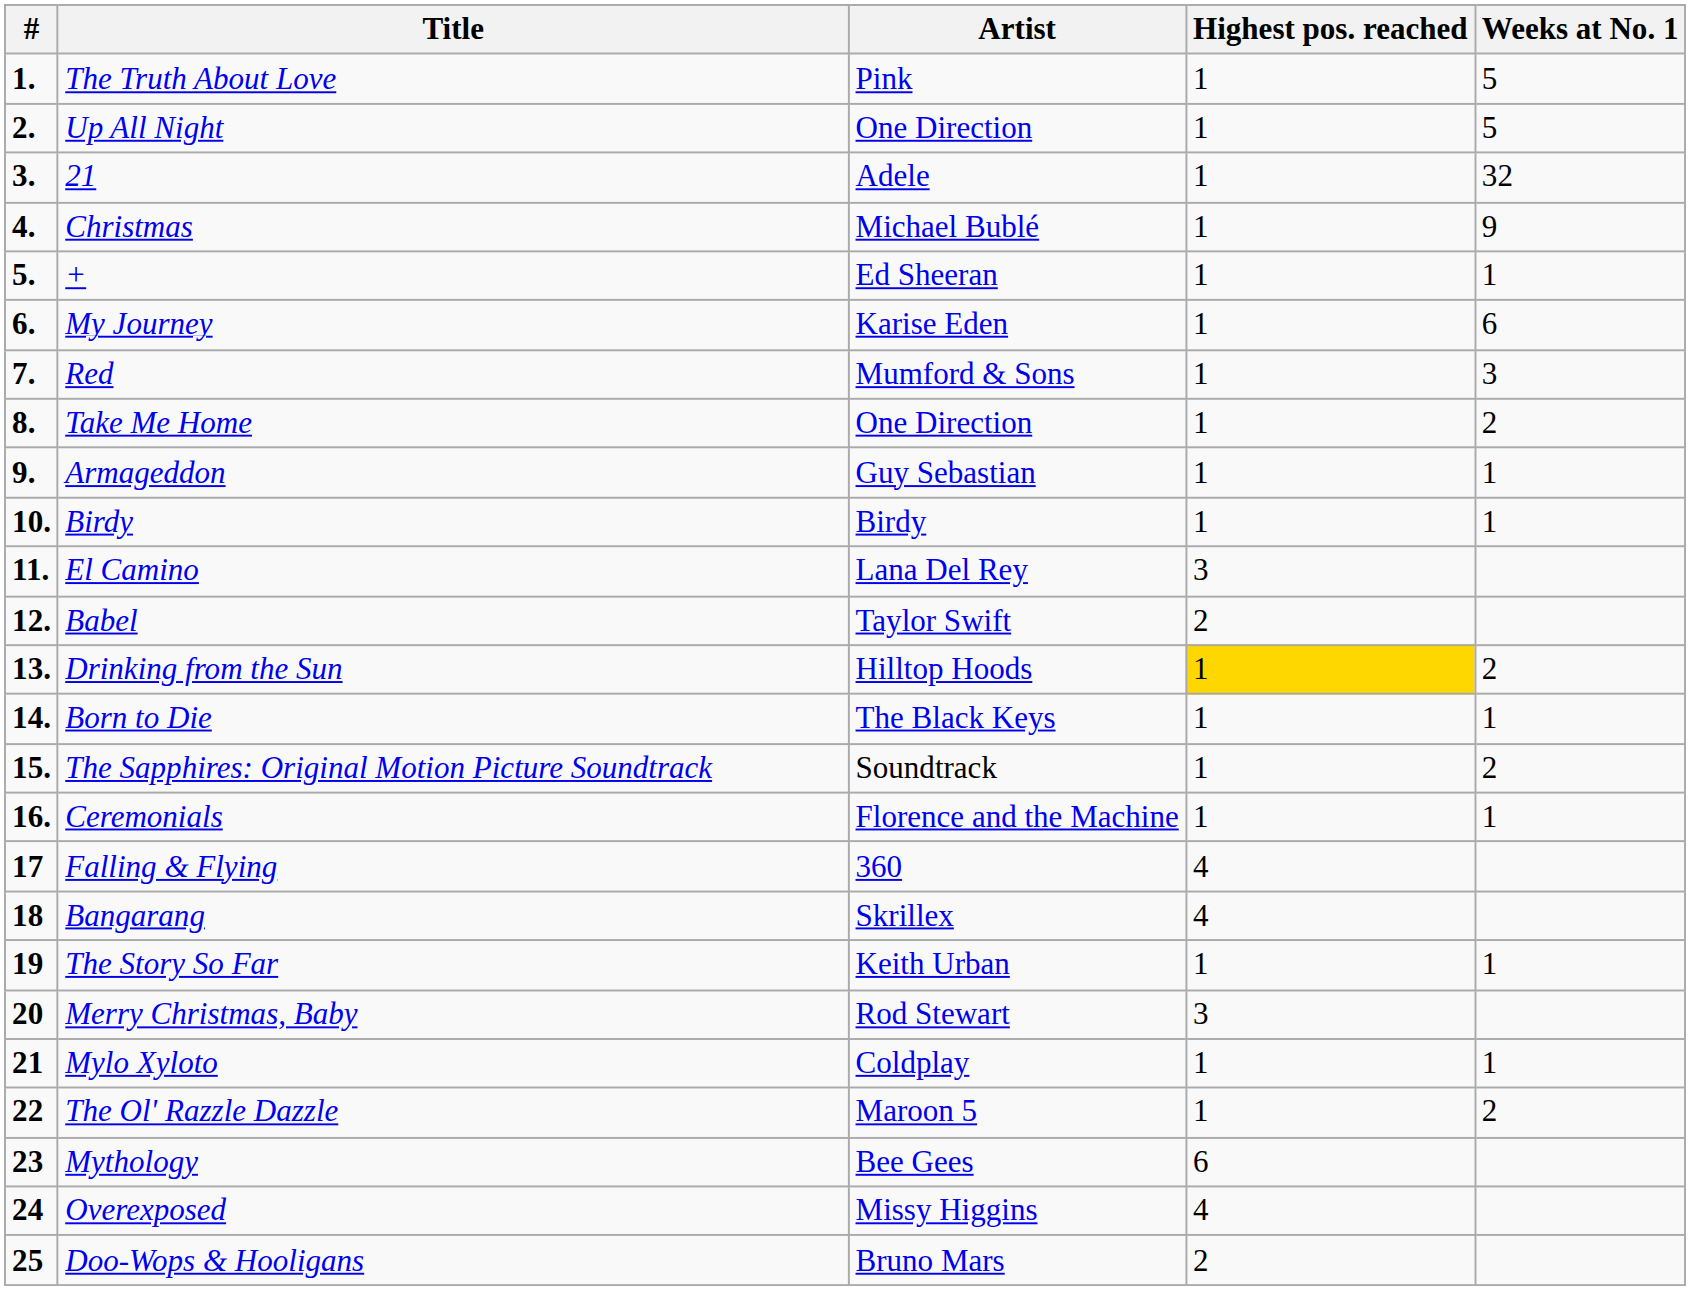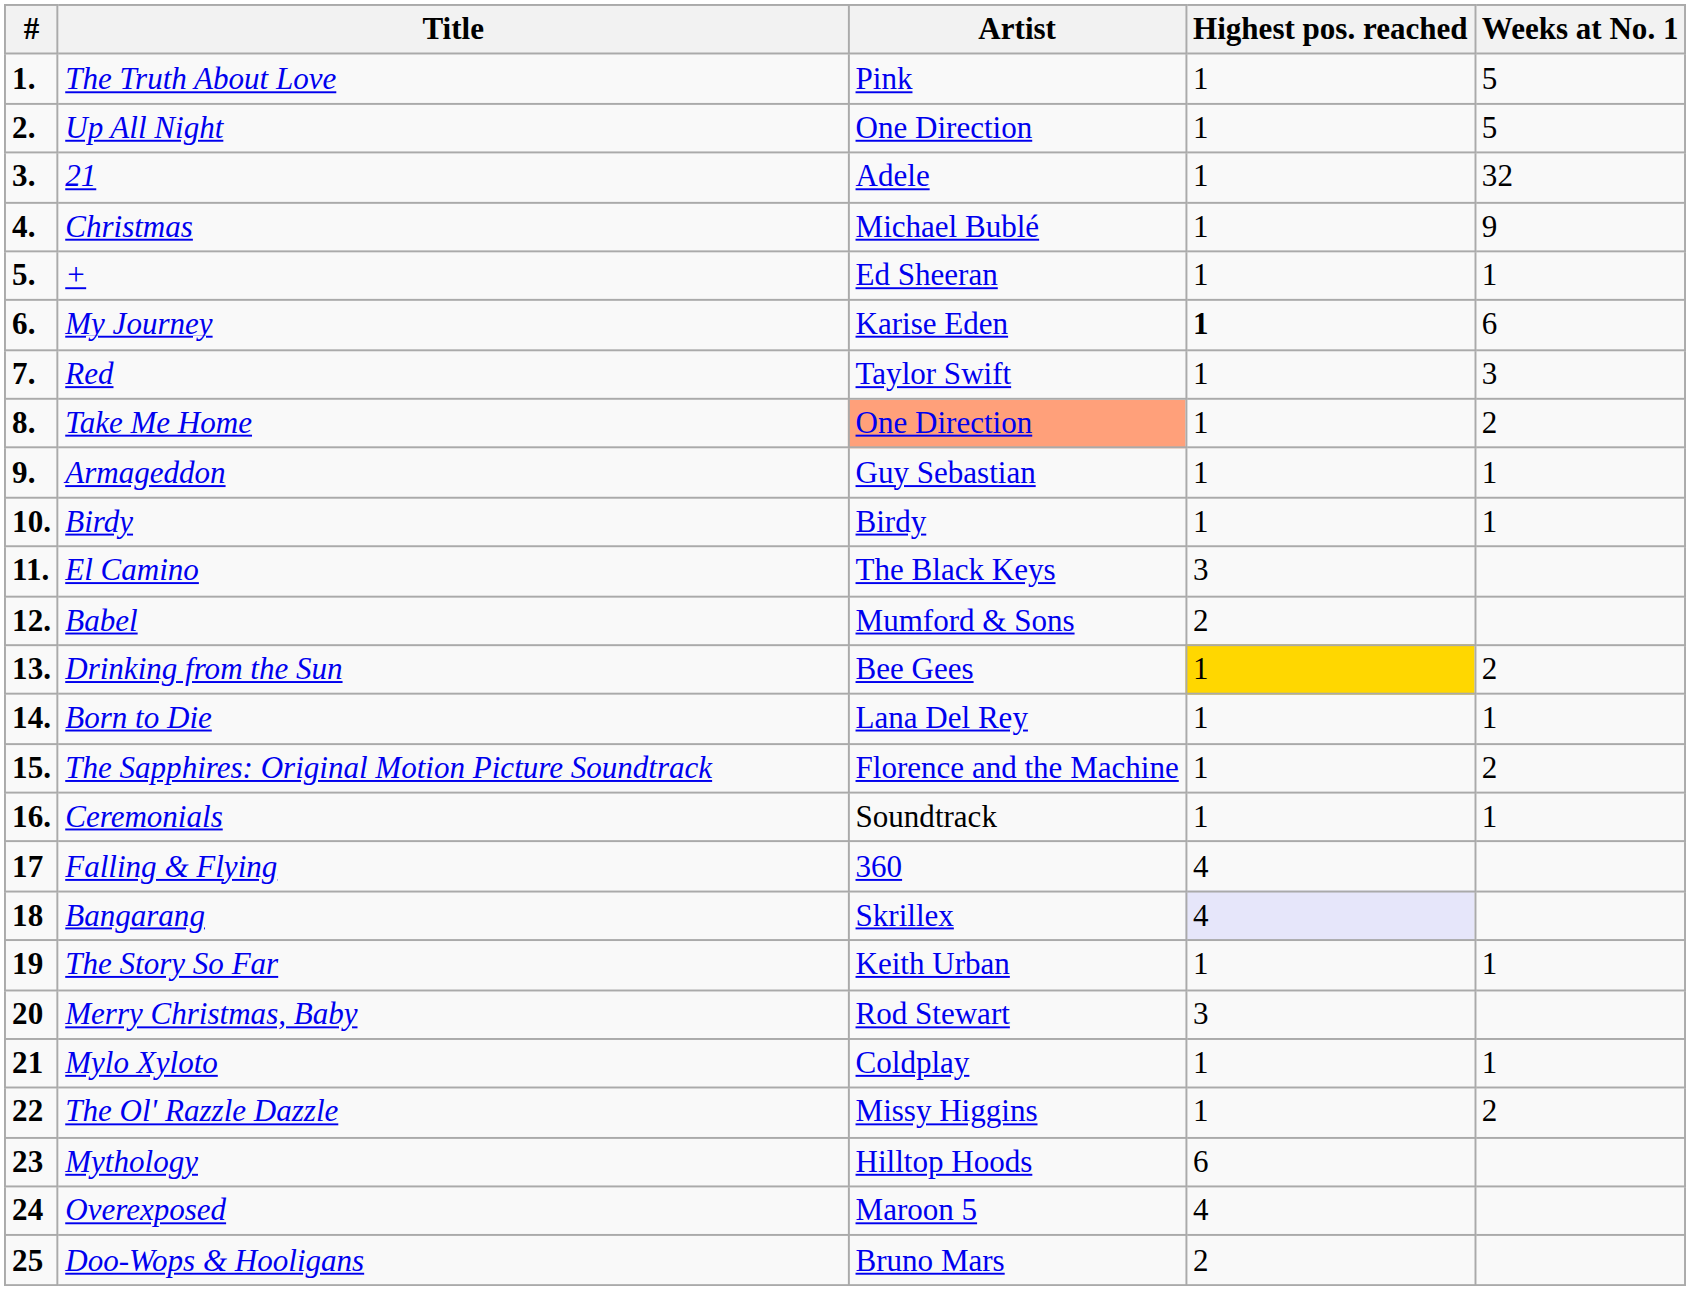(1201, 324) normal -> (1201, 324) bold
(965, 373) Mumford & Sons -> (933, 373) Taylor Swift
(944, 422) no background -> (944, 422) lightsalmon background
(942, 570) Lana Del Rey -> (956, 570) The Black Keys
(933, 619) Taylor Swift -> (965, 619) Mumford & Sons
(944, 669) Hilltop Hoods -> (915, 669) Bee Gees
(956, 718) The Black Keys -> (942, 718) Lana Del Rey
(926, 767) Soundtrack -> (1017, 767) Florence and the Machine
(1017, 816) Florence and the Machine -> (926, 816) Soundtrack
(1201, 915) no background -> (1201, 915) lavender background
(916, 1112) Maroon 5 -> (947, 1112) Missy Higgins
(915, 1161) Bee Gees -> (944, 1161) Hilltop Hoods
(947, 1210) Missy Higgins -> (916, 1210) Maroon 5
